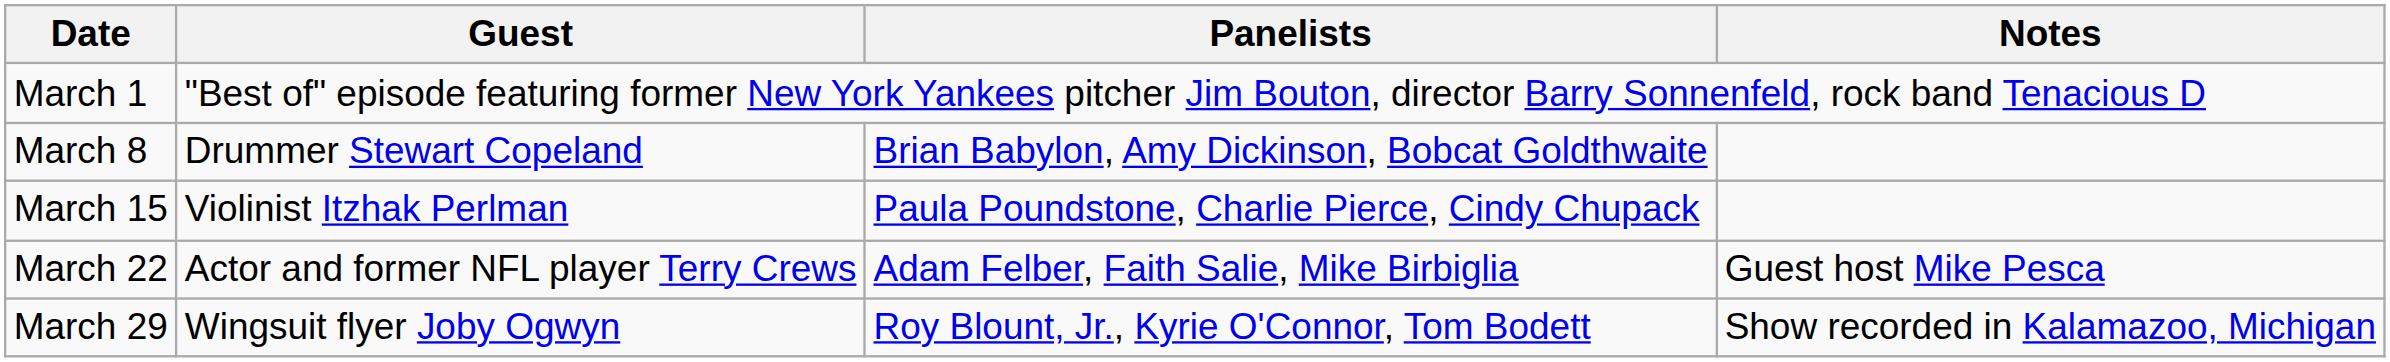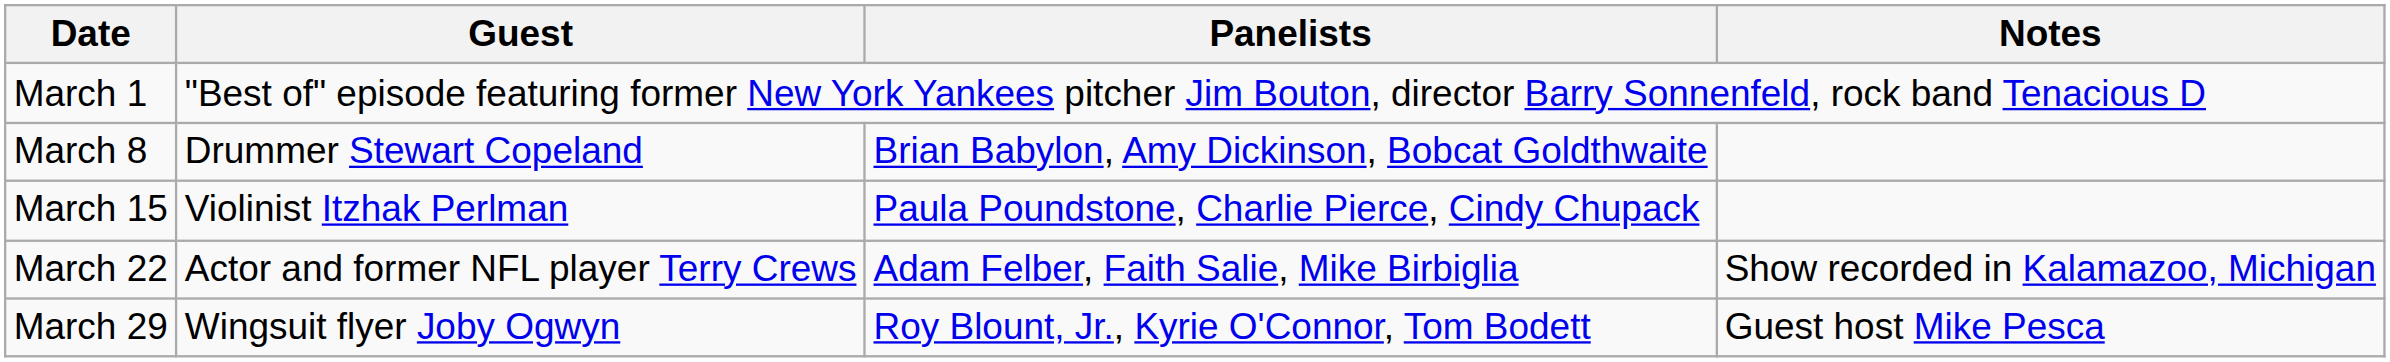(1915, 268) Guest host Mike Pesca -> (2050, 268) Show recorded in Kalamazoo, Michigan
(2050, 326) Show recorded in Kalamazoo, Michigan -> (1915, 326) Guest host Mike Pesca
